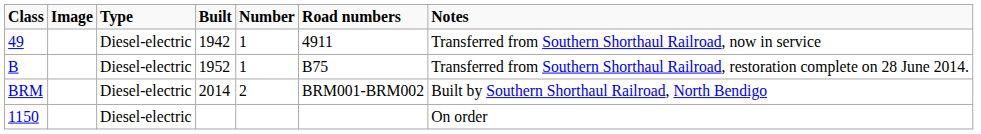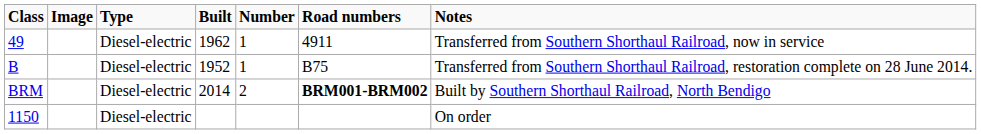(214, 41) 1942 -> (214, 41) 1962
(363, 91) normal -> (365, 91) bold
